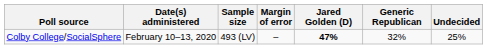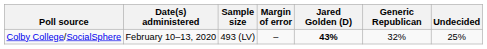(328, 37) 47% -> (328, 37) 43%
